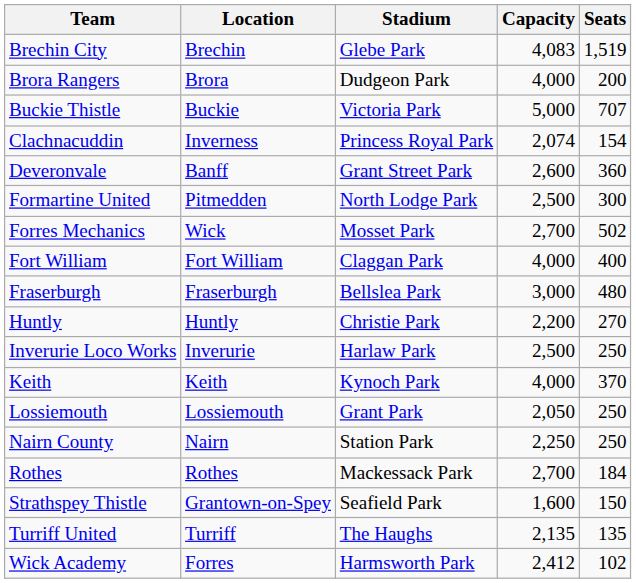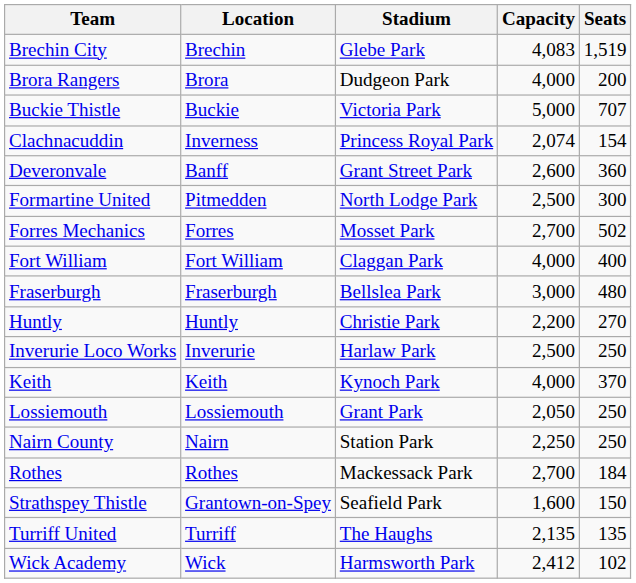(205, 230) Wick -> (209, 230) Forres
(209, 563) Forres -> (205, 563) Wick
